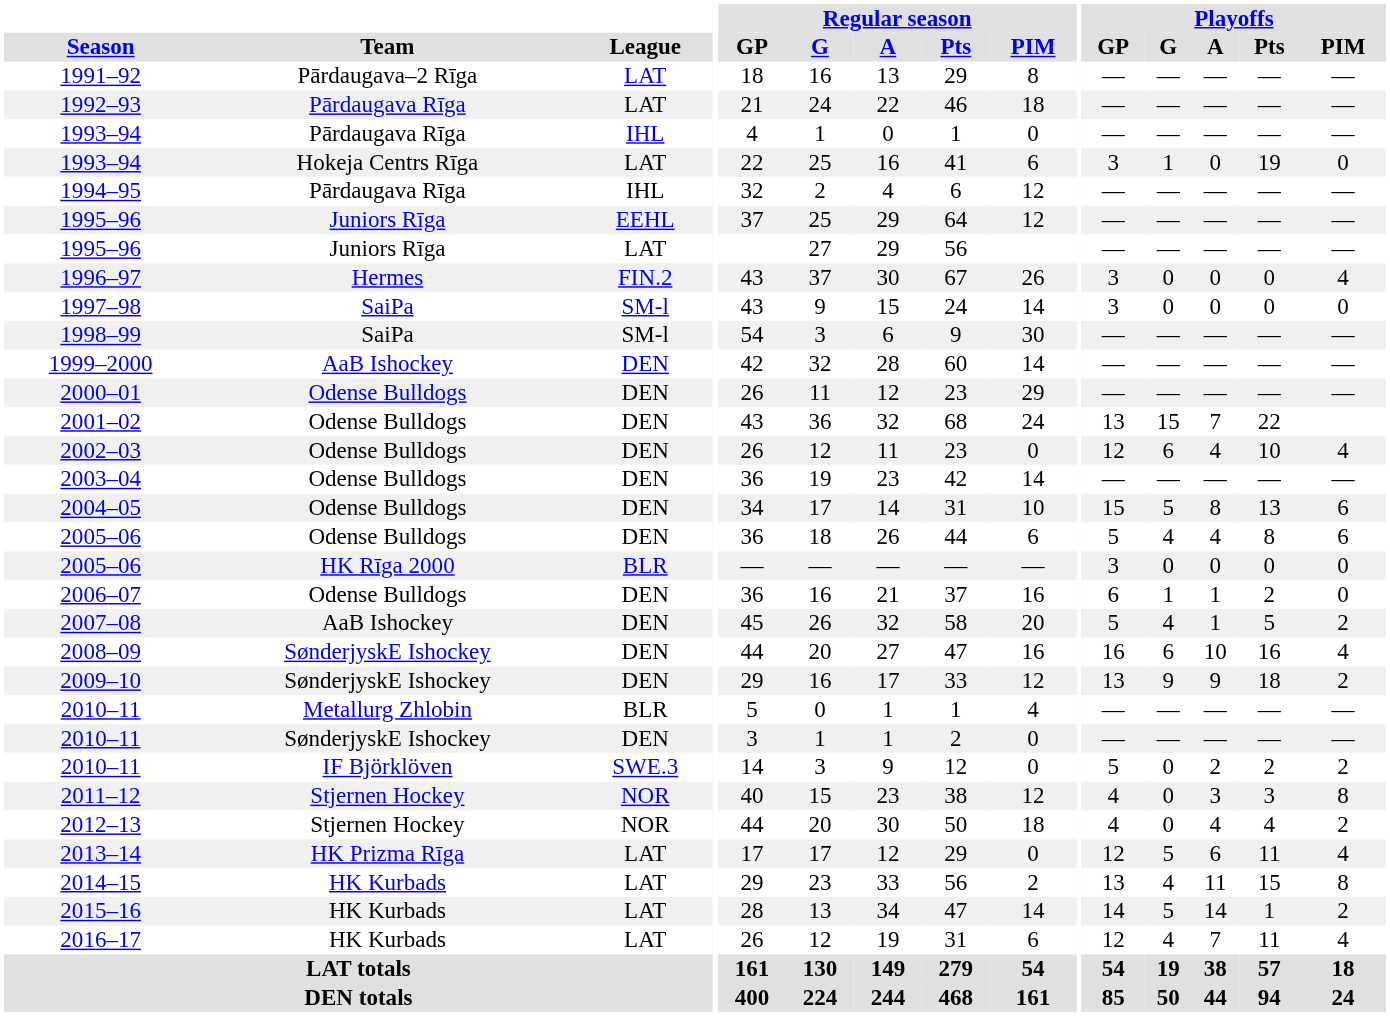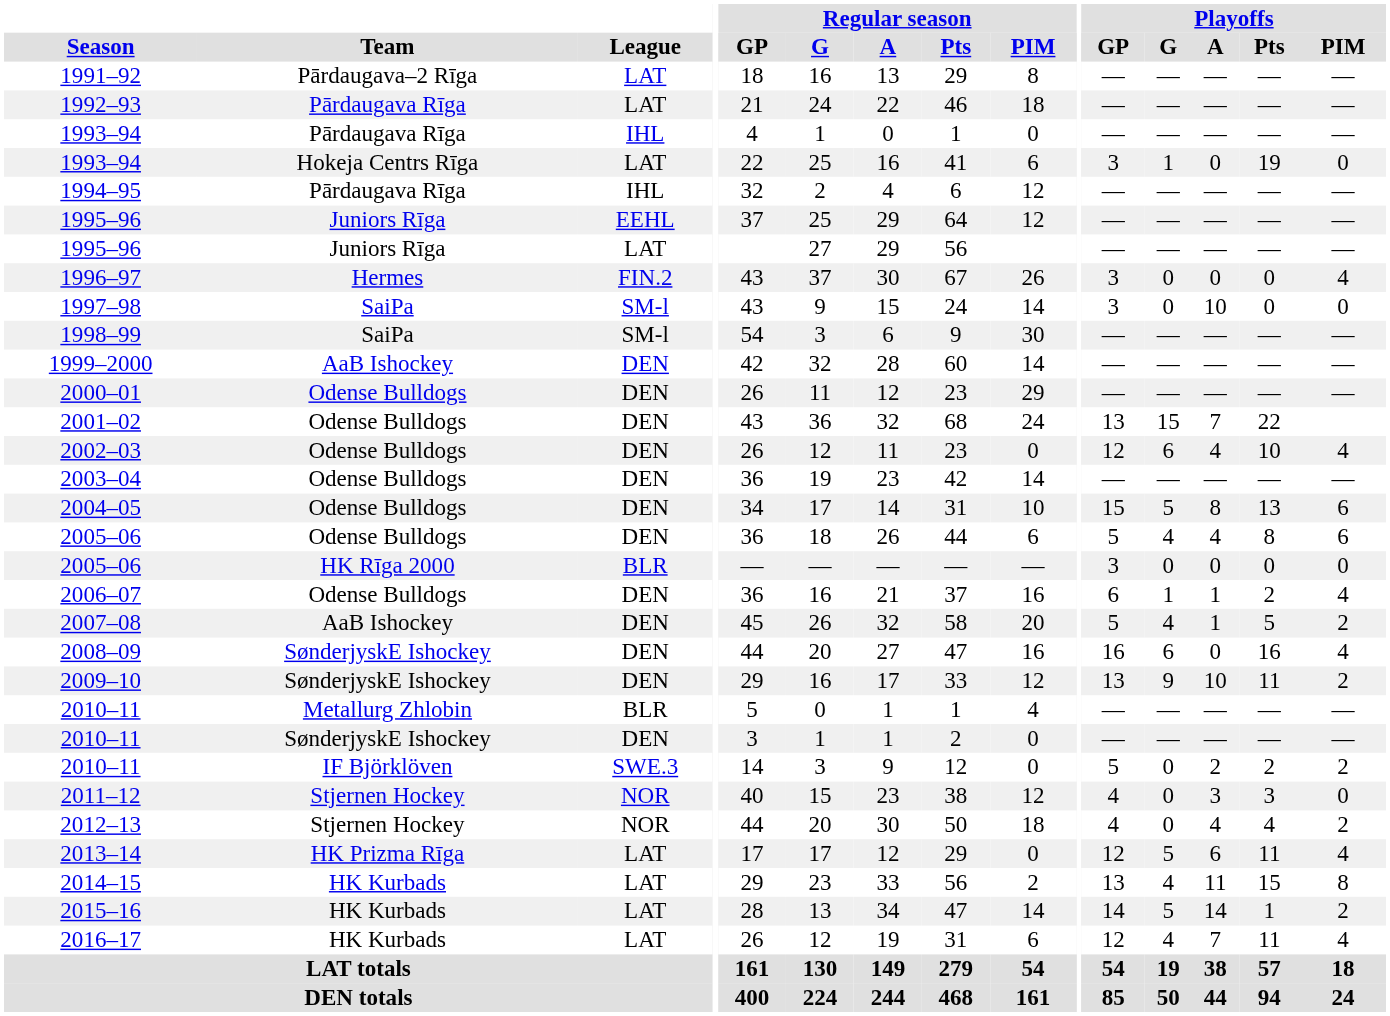(1215, 306) 0 -> (1215, 306) 10
(1343, 594) 0 -> (1343, 594) 4
(1215, 651) 10 -> (1215, 651) 0
(1215, 680) 9 -> (1215, 680) 10
(1269, 680) 18 -> (1269, 680) 11
(1343, 795) 8 -> (1343, 795) 0
